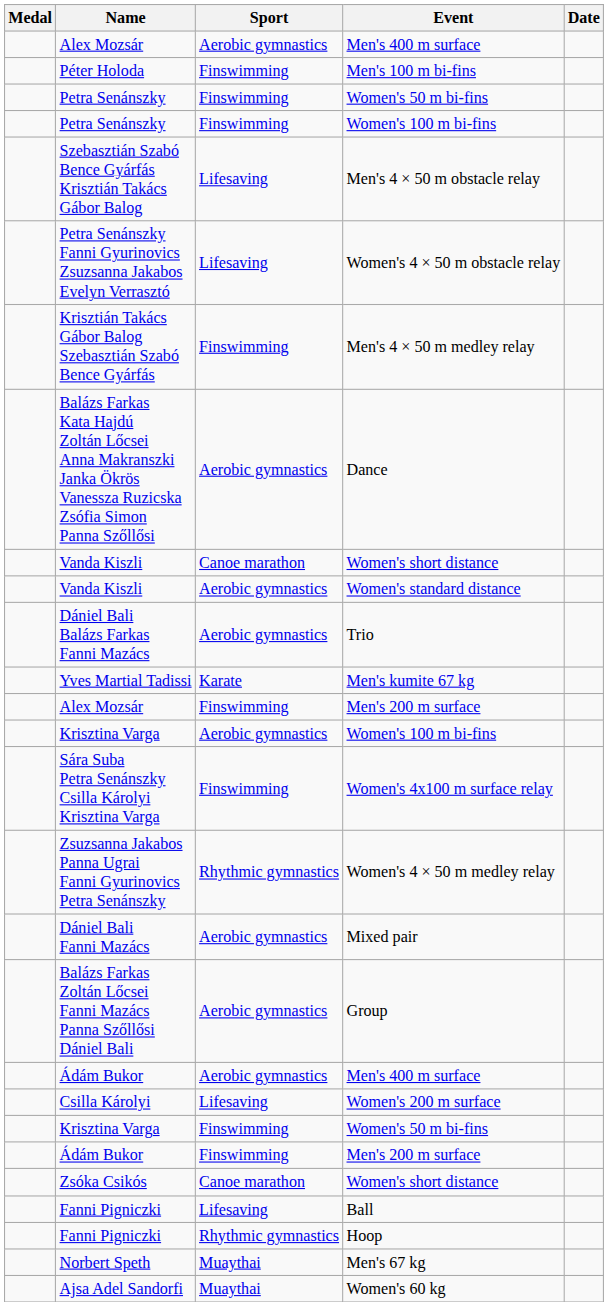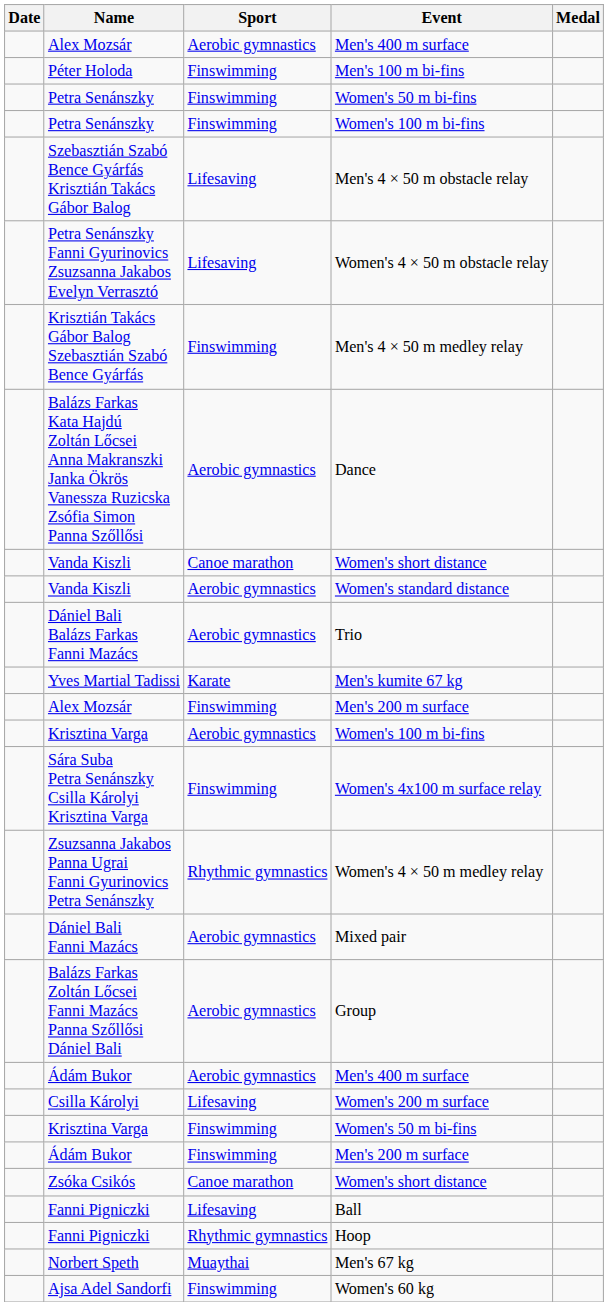columns swapped: (30, 17) <-> (584, 17)
(230, 1288) Muaythai -> (232, 1288) Finswimming
